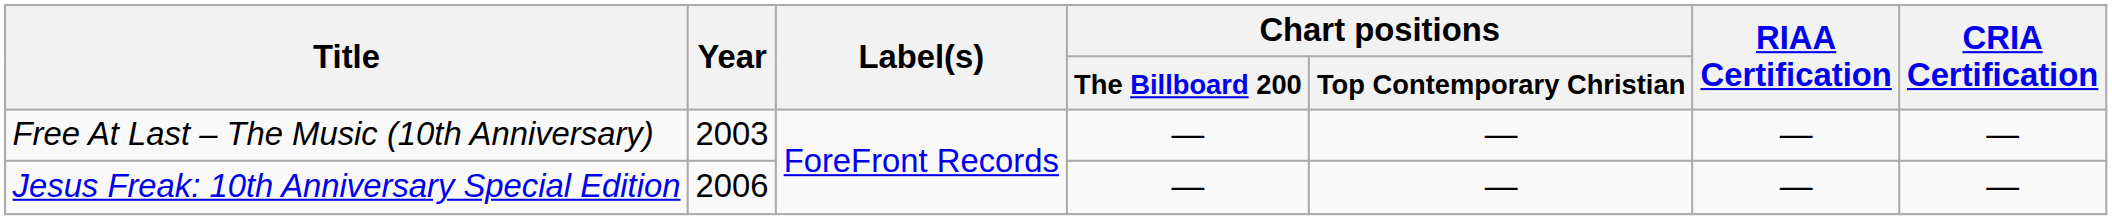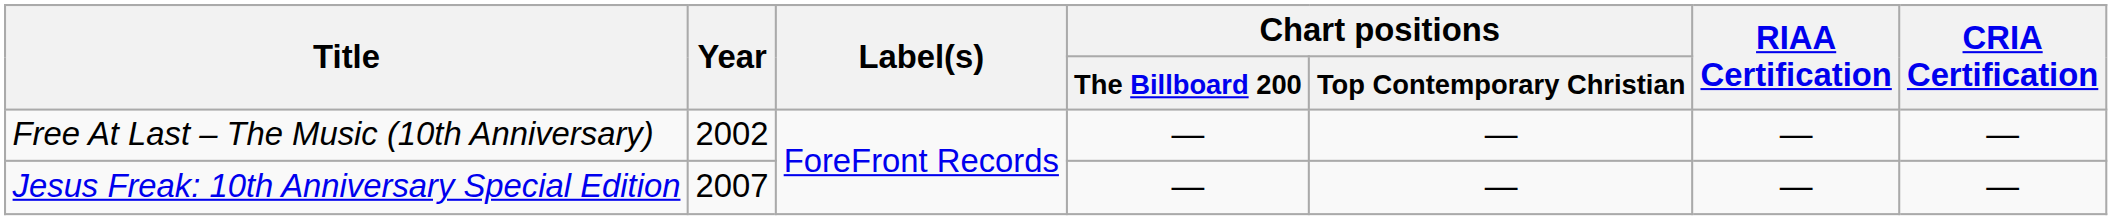(732, 134) 2003 -> (732, 134) 2002
(732, 186) 2006 -> (732, 186) 2007
